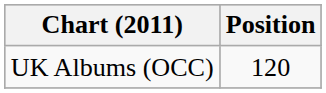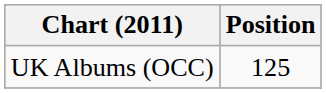(271, 66) 120 -> (271, 66) 125
